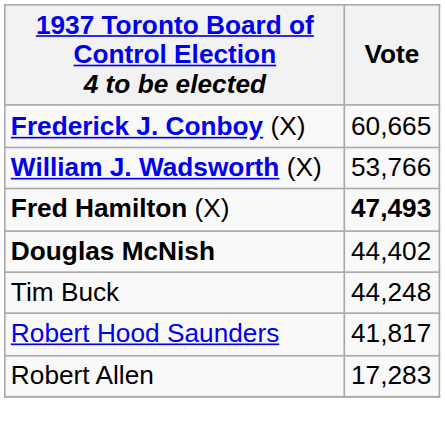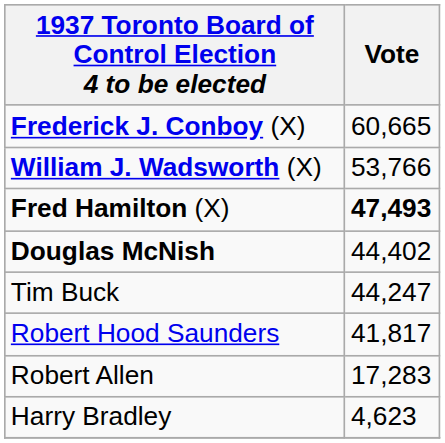(391, 292) 44,248 -> (391, 292) 44,247
+ row: (91, 417)
